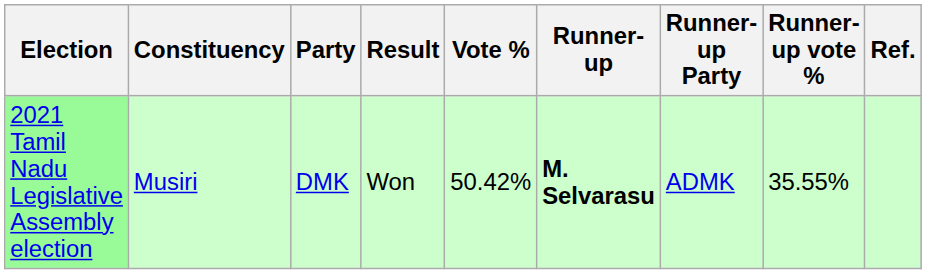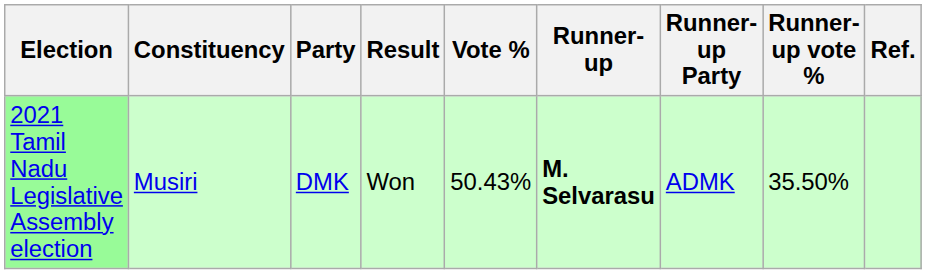(491, 181) 50.42% -> (491, 181) 50.43%
(809, 181) 35.55% -> (809, 181) 35.50%
